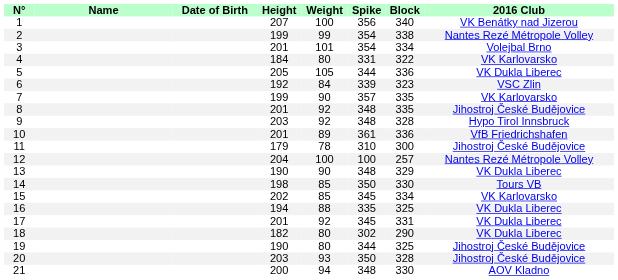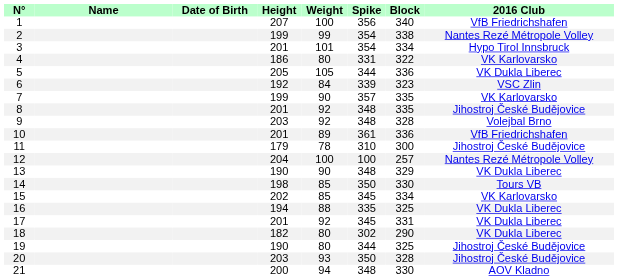(519, 22) VK Benátky nad Jizerou -> (519, 22) VfB Friedrichshafen
(519, 47) Volejbal Brno -> (519, 47) Hypo Tirol Innsbruck
(279, 60) 184 -> (279, 60) 186
(519, 122) Hypo Tirol Innsbruck -> (519, 122) Volejbal Brno
